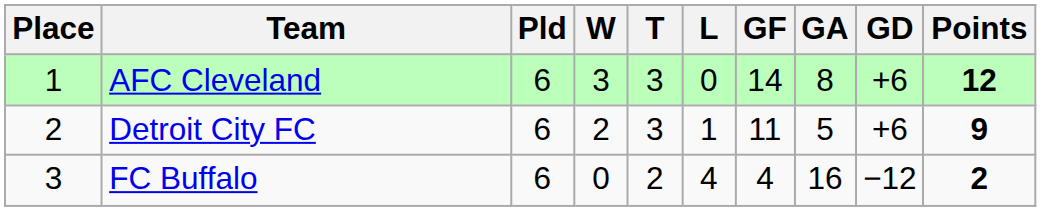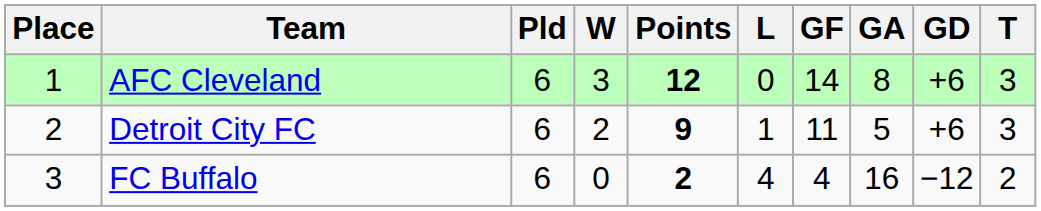columns swapped: (655, 29) <-> (979, 29)
